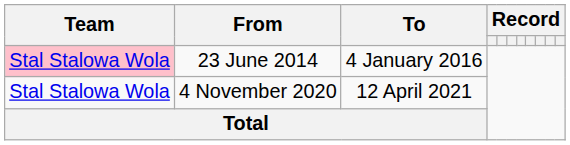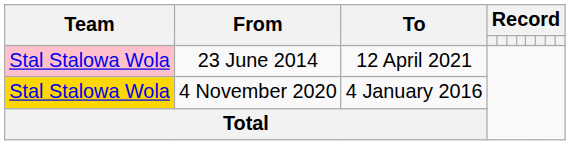(414, 60) 4 January 2016 -> (414, 60) 12 April 2021
(90, 92) no background -> (90, 92) gold background
(414, 92) 12 April 2021 -> (414, 92) 4 January 2016
